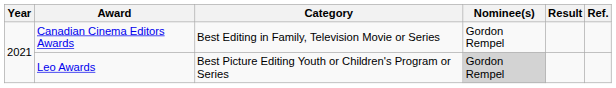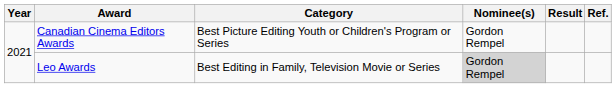(318, 37) Best Editing in Family, Television Movie or Series -> (324, 37) Best Picture Editing Youth or Children's Program or Series
(324, 67) Best Picture Editing Youth or Children's Program or Series -> (318, 67) Best Editing in Family, Television Movie or Series
